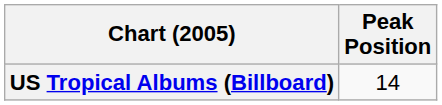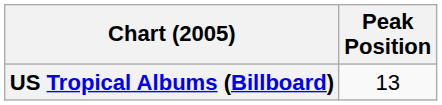(388, 81) 14 -> (388, 81) 13
